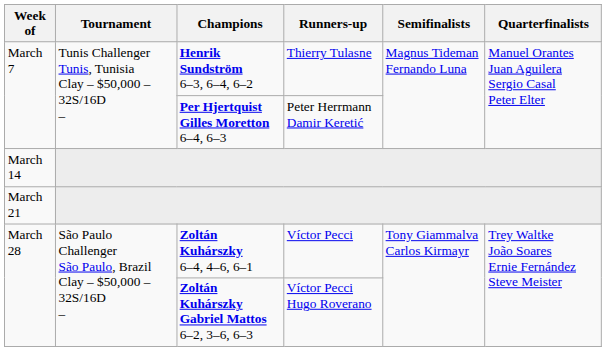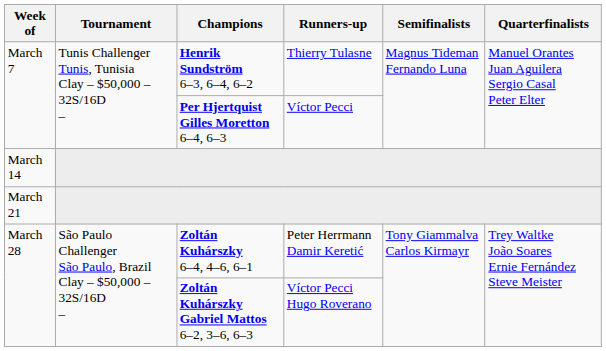(329, 113) Peter Herrmann Damir Keretić -> (320, 106) Víctor Pecci
(320, 234) Víctor Pecci -> (329, 242) Peter Herrmann Damir Keretić
